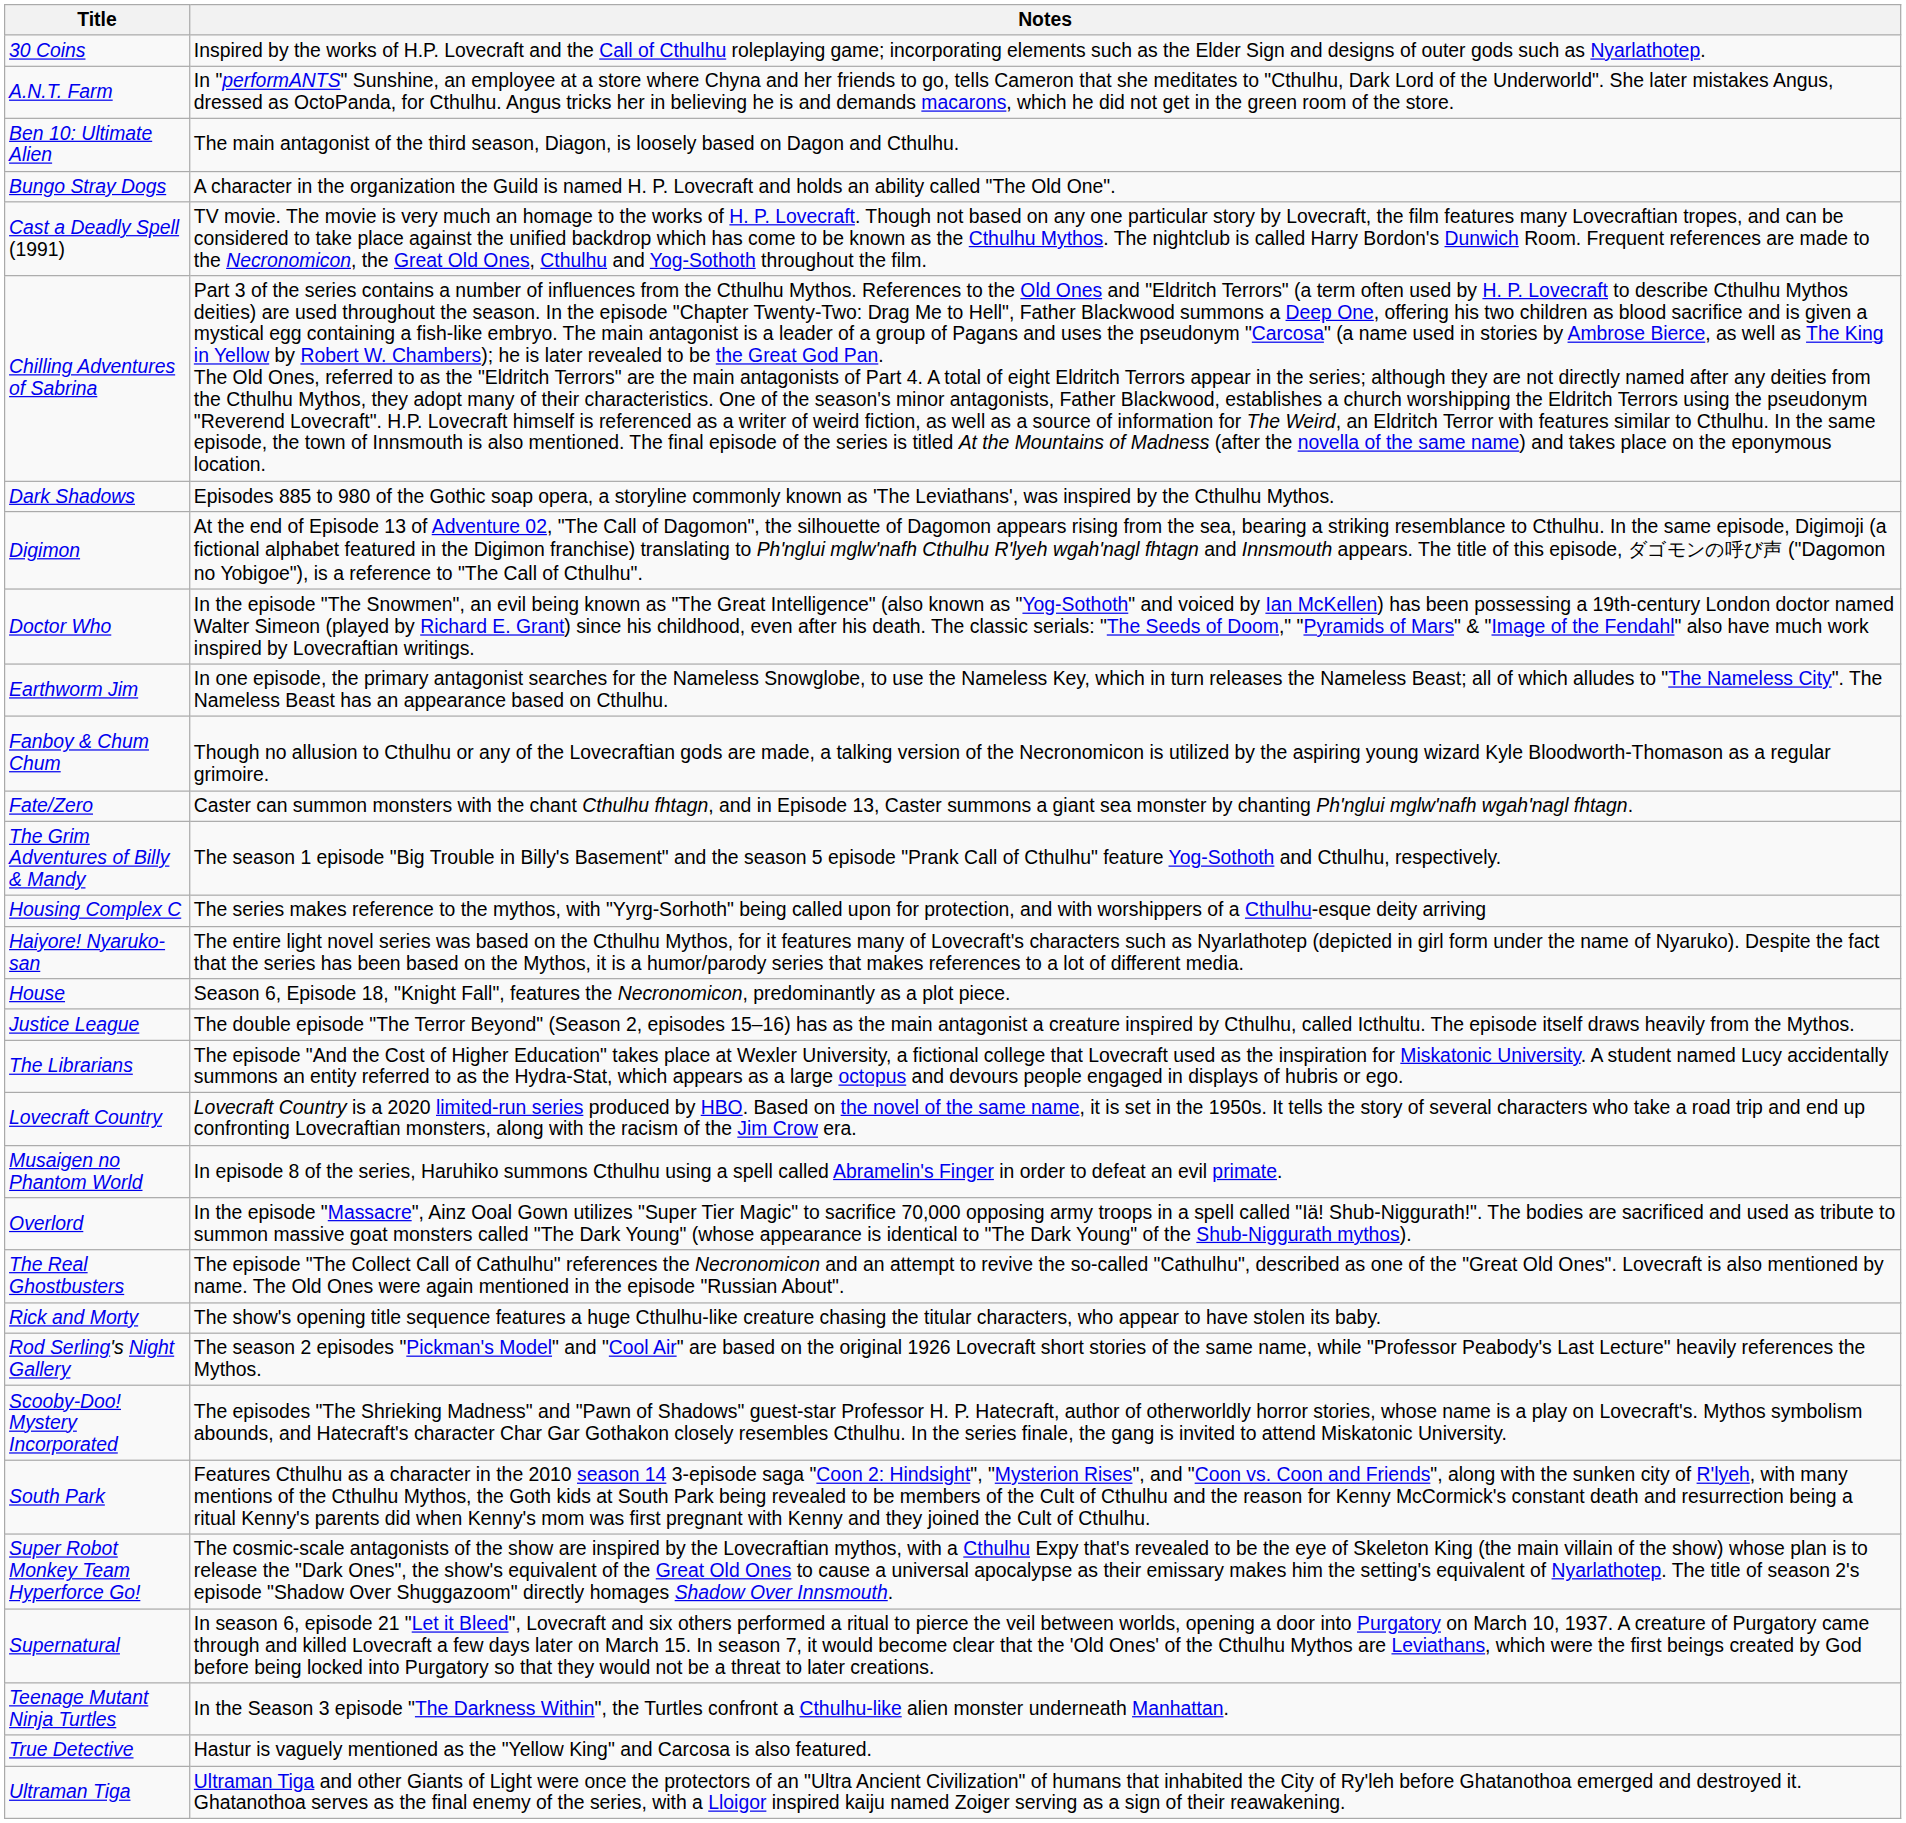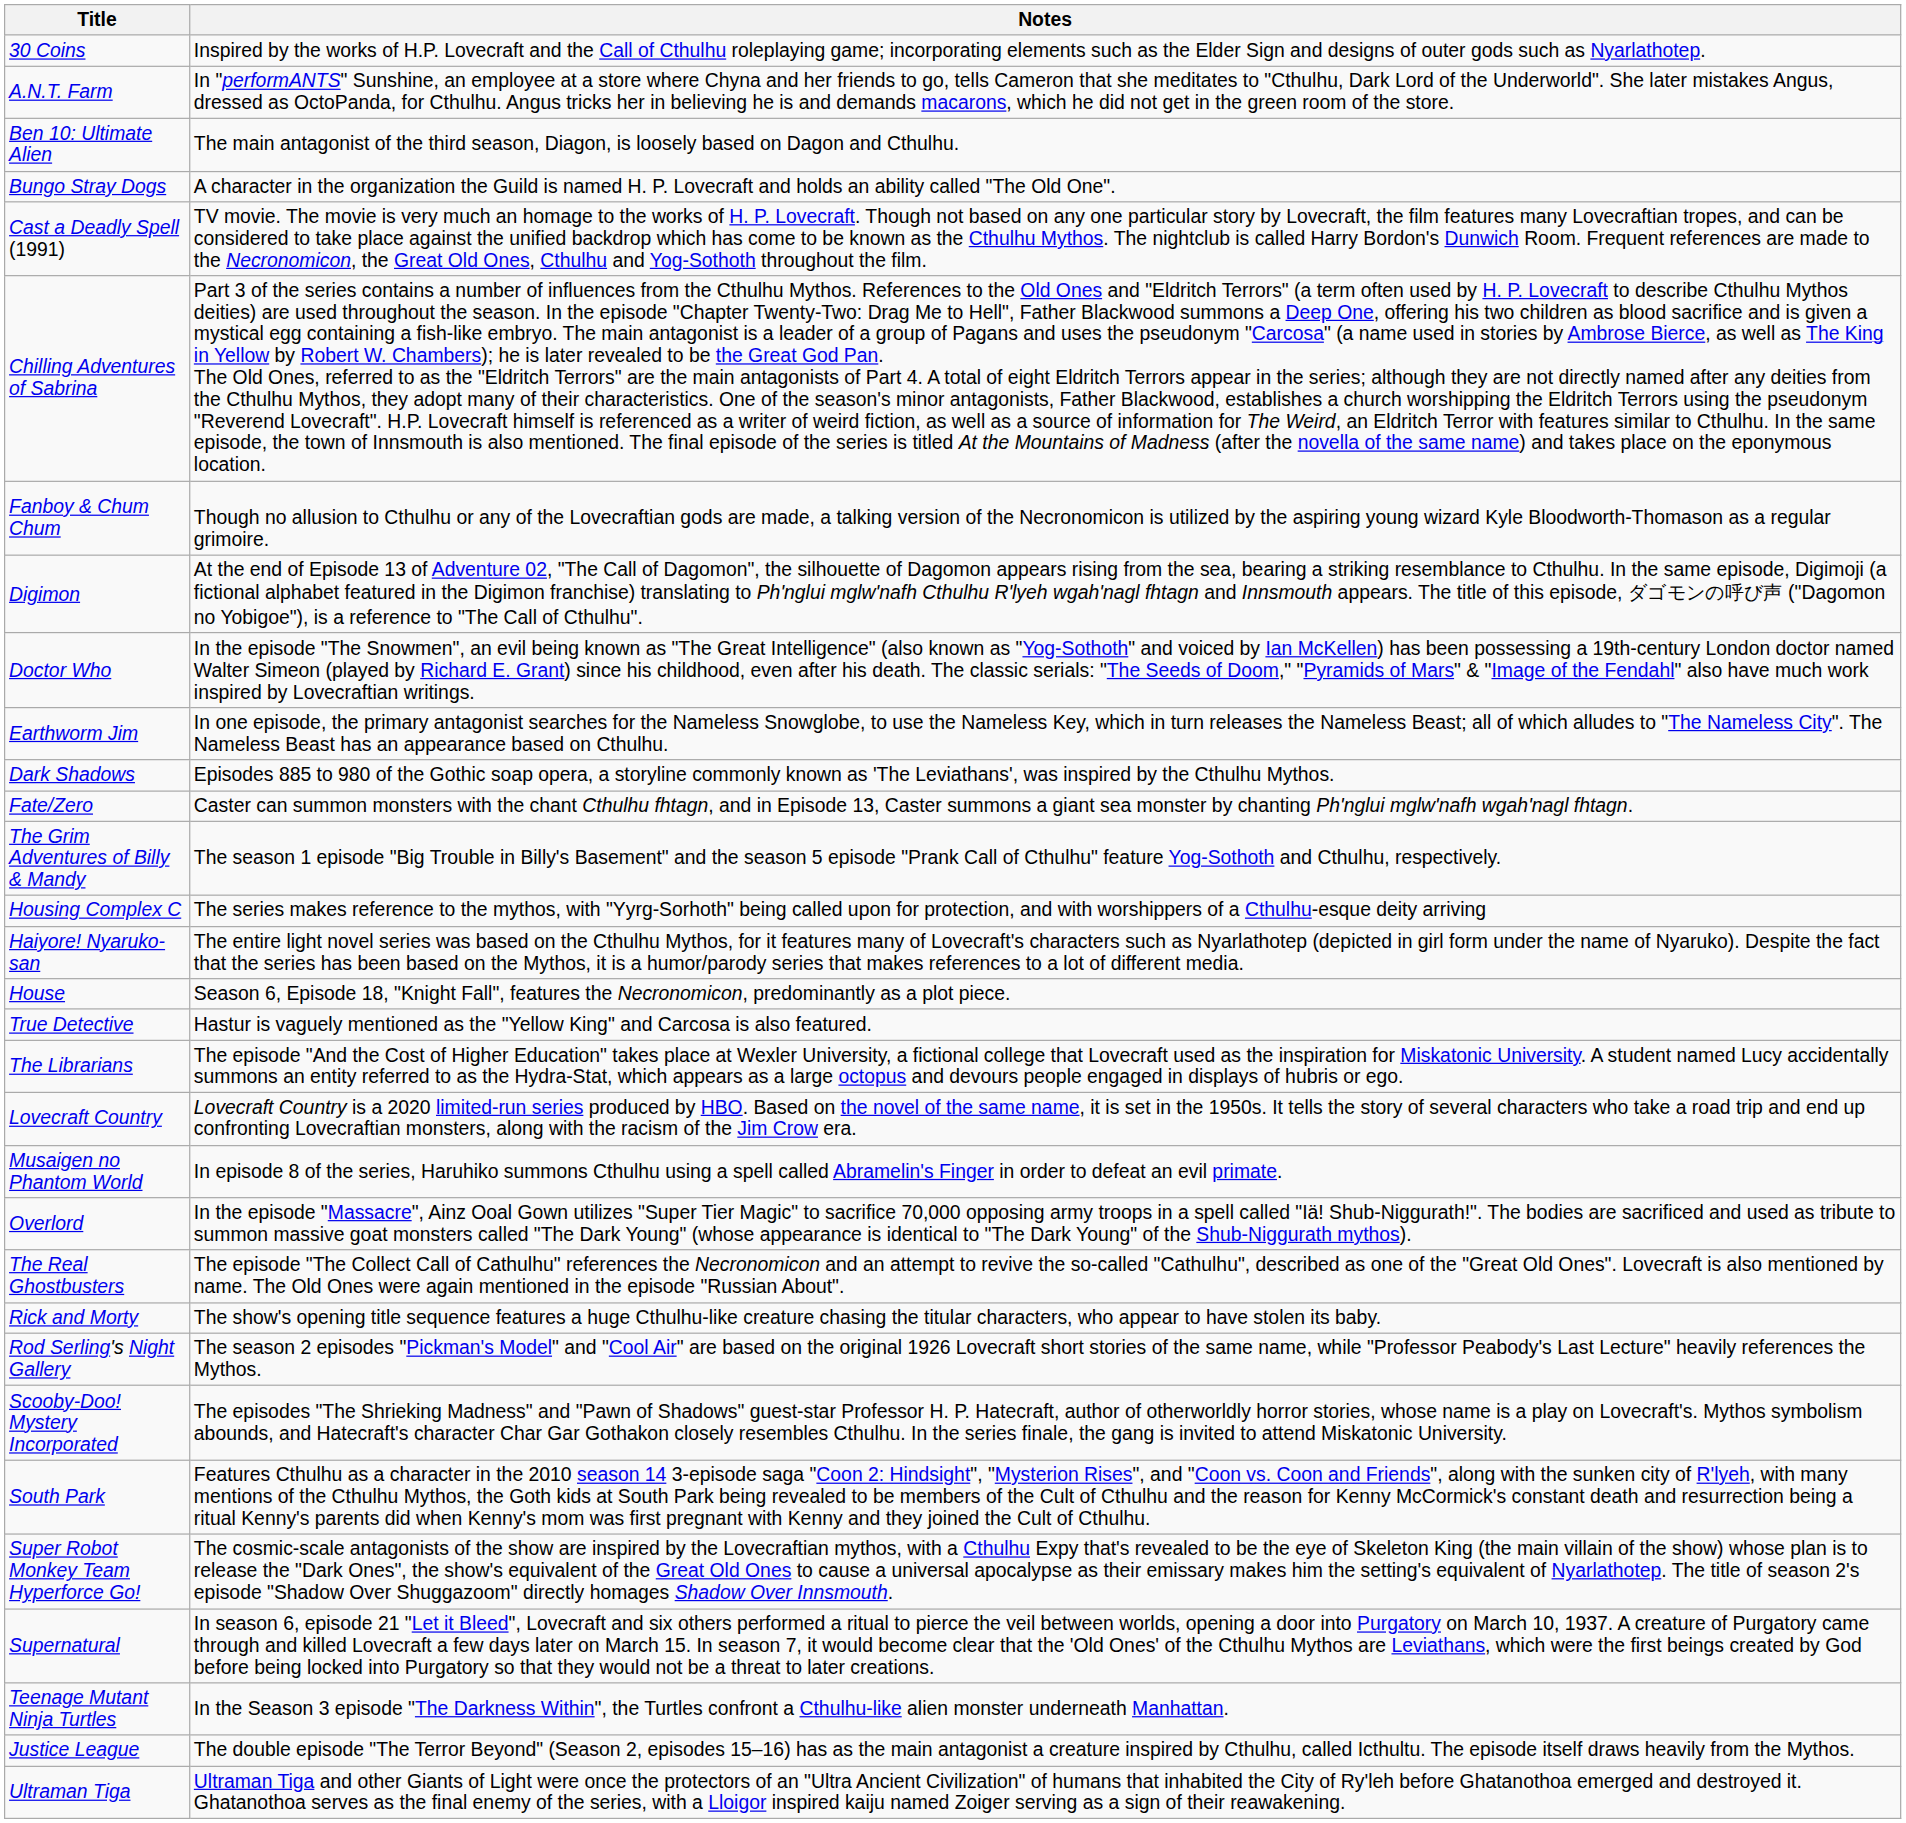rows swapped: (72, 496) <-> (79, 753)
rows swapped: (74, 1024) <-> (71, 1750)
